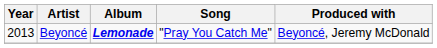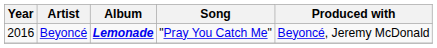(21, 33) 2013 -> (21, 33) 2016
